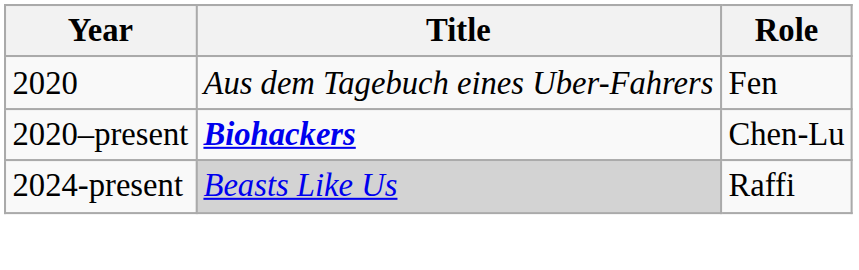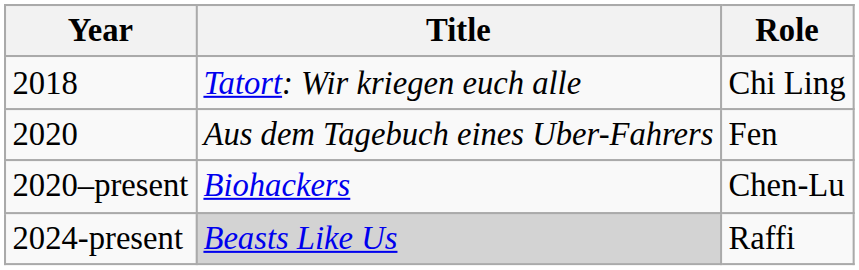+ row: (45, 82)
(280, 133) bold -> (277, 185) normal
